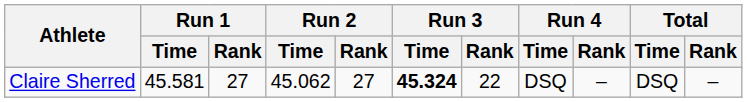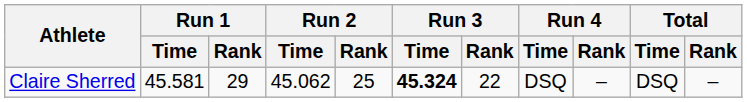(238, 82) 27 -> (238, 82) 29
(364, 82) 27 -> (364, 82) 25
